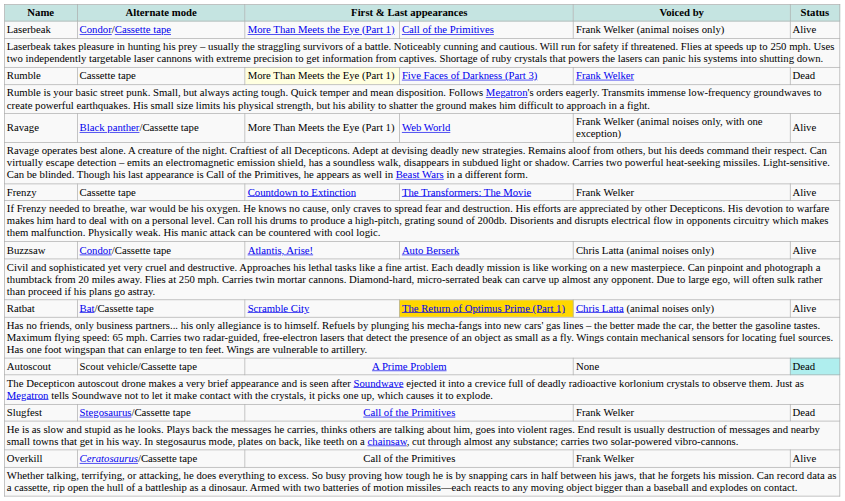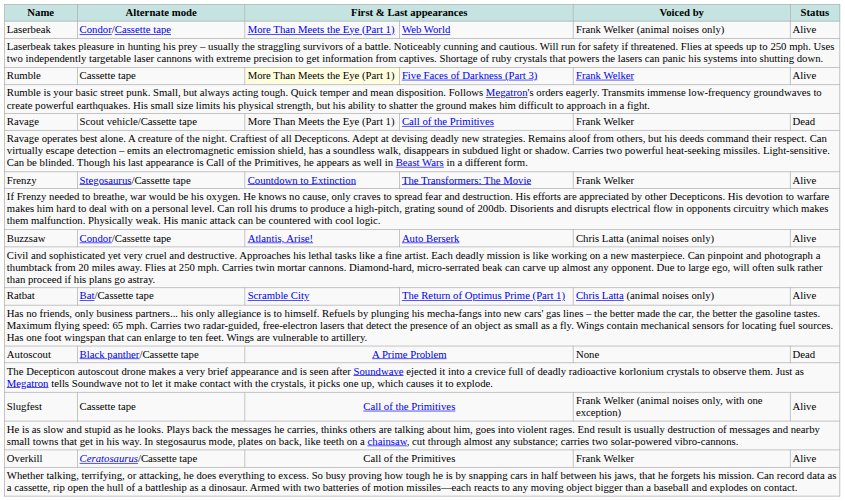(448, 30) Call of the Primitives -> (426, 30) Web World
(804, 76) Dead -> (804, 76) Alive
(139, 128) Black panther/Cassette tape -> (138, 122) Scout vehicle/Cassette tape
(426, 128) Web World -> (448, 122) Call of the Primitives
(669, 128) Frank Welker (animal noises only, with one exception) -> (605, 122) Frank Welker
(804, 128) Alive -> (804, 122) Dead
(108, 192) Cassette tape -> (135, 180) Stegosaurus/Cassette tape
(483, 308) gold background -> (483, 296) no background
(138, 366) Scout vehicle/Cassette tape -> (139, 354) Black panther/Cassette tape
(804, 366) paleturquoise background -> (804, 354) no background
(135, 412) Stegosaurus/Cassette tape -> (108, 406) Cassette tape
(605, 412) Frank Welker -> (669, 406) Frank Welker (animal noises only, with one exception)
(804, 412) Dead -> (804, 406) Alive
